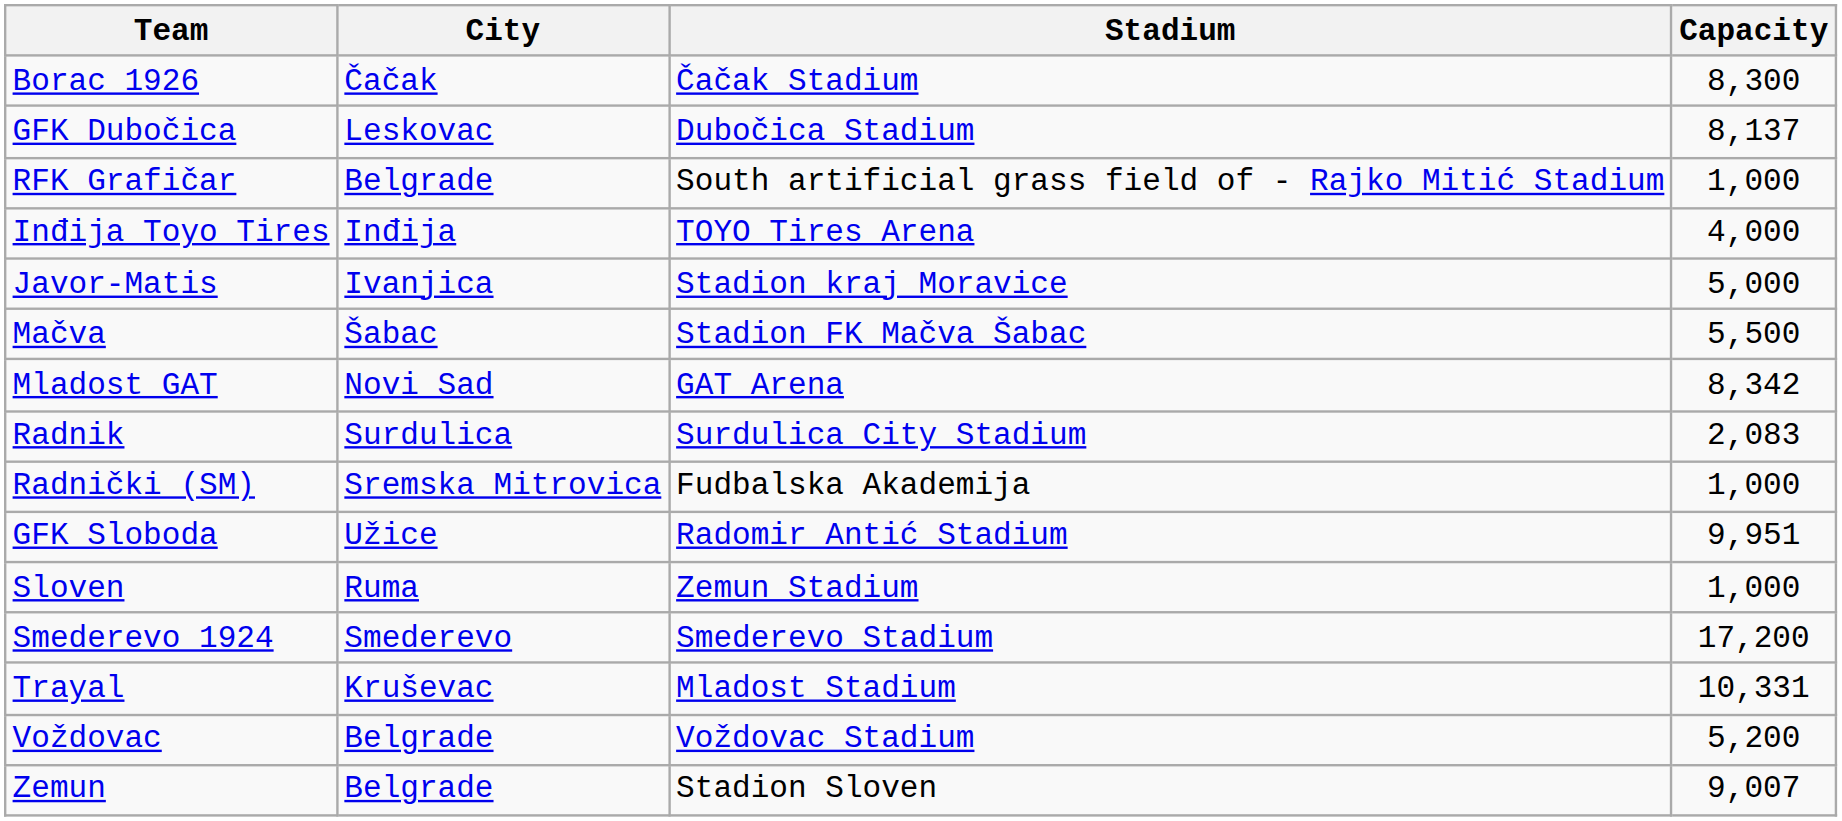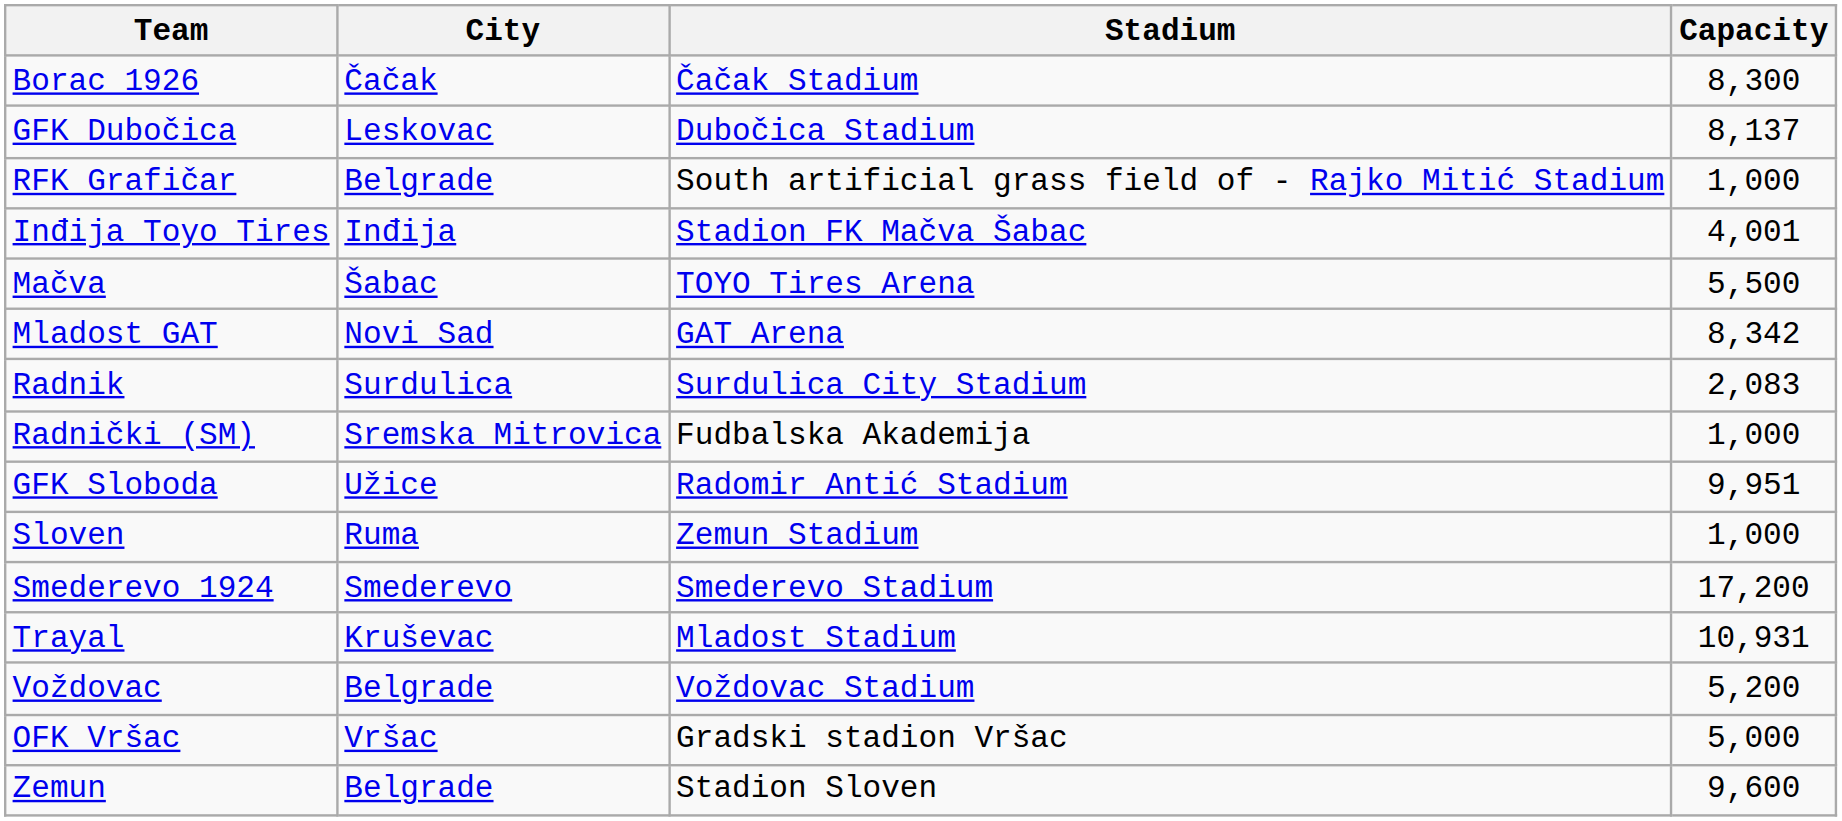(825, 233) TOYO Tires Arena -> (881, 233) Stadion FK Mačva Šabac
(1754, 233) 4,000 -> (1754, 233) 4,001
- row: (115, 284)
(881, 334) Stadion FK Mačva Šabac -> (825, 284) TOYO Tires Arena
(1754, 689) 10,331 -> (1754, 638) 10,931
+ row: (97, 739)
(1754, 790) 9,007 -> (1754, 790) 9,600
